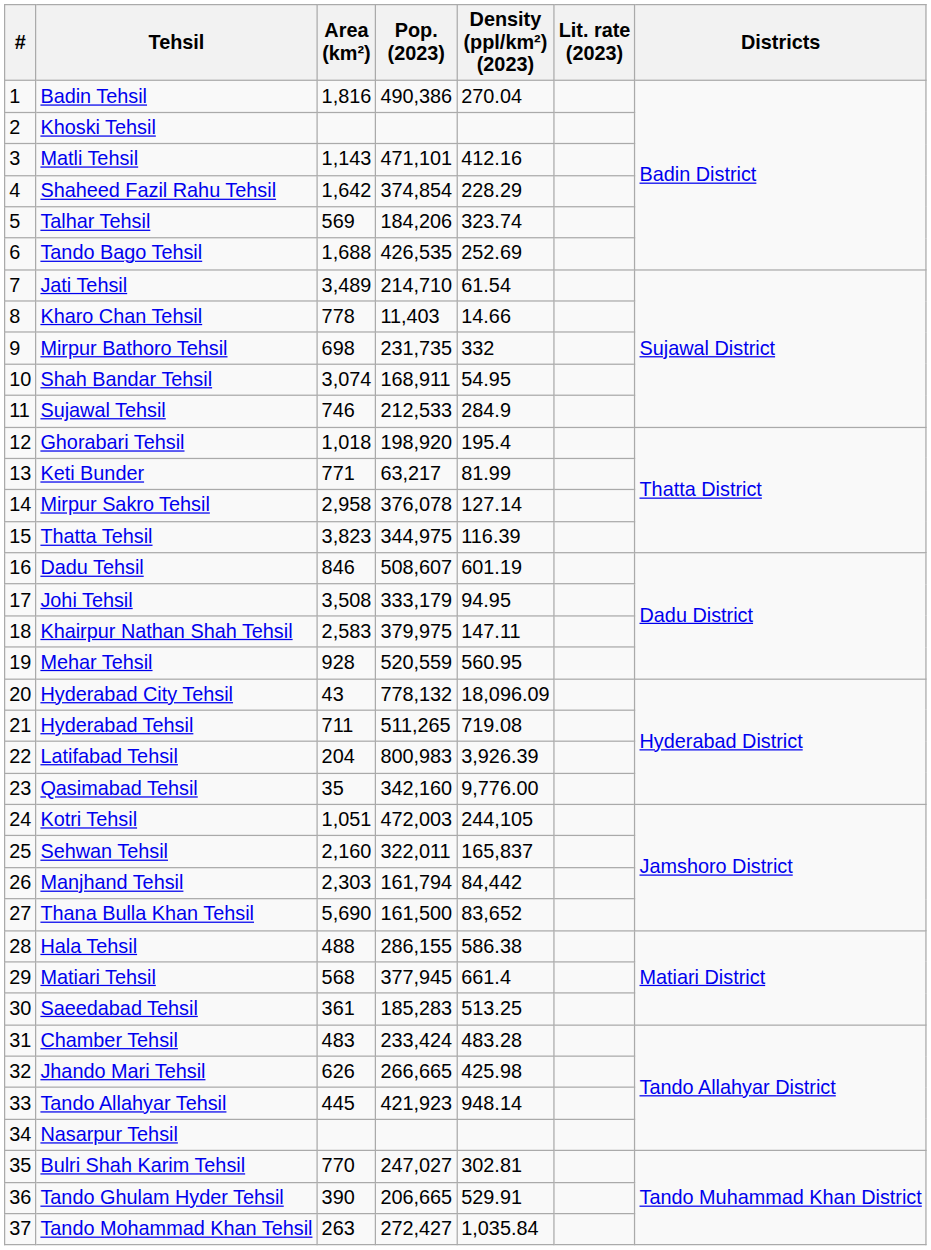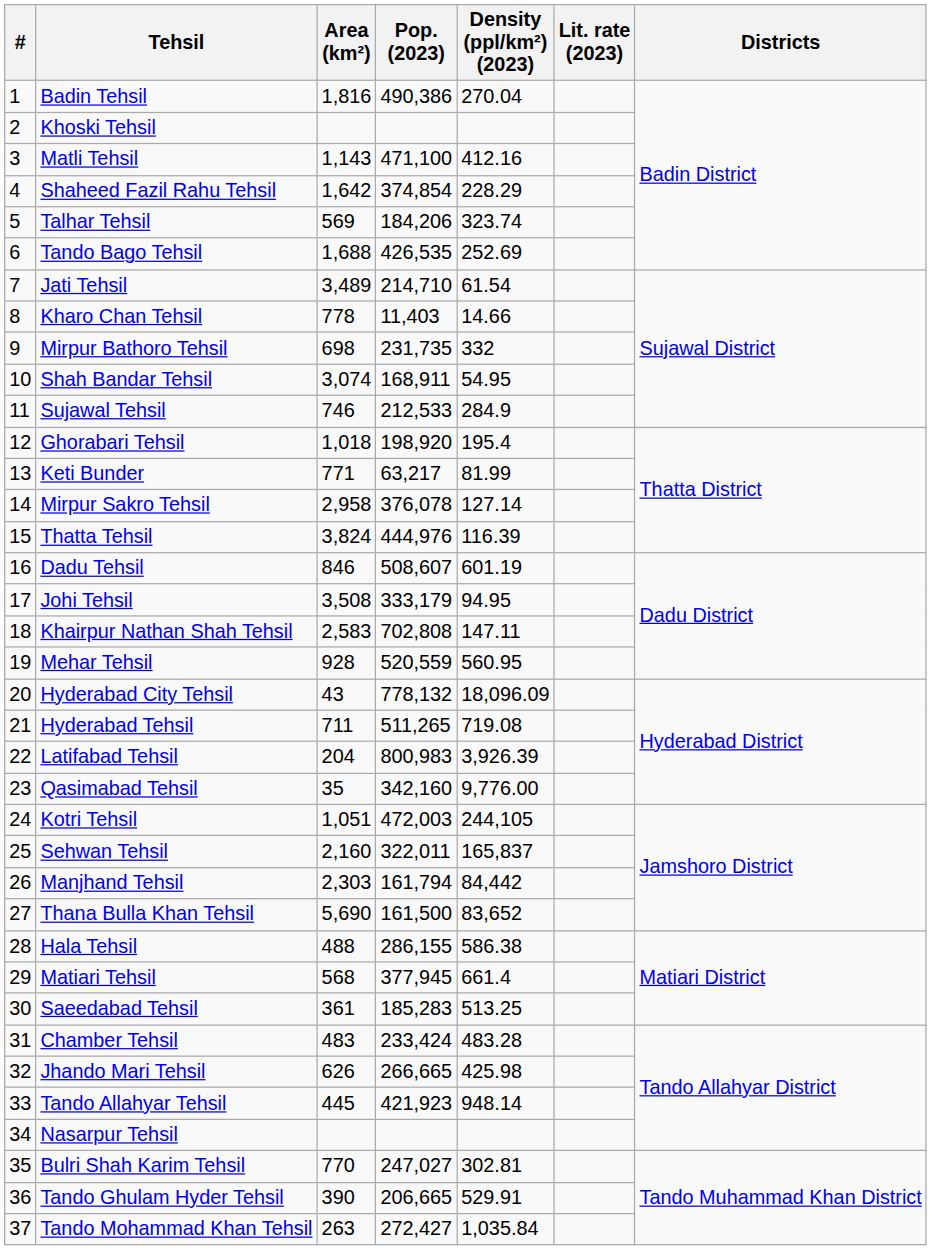(416, 159) 471,101 -> (416, 159) 471,100
(346, 536) 3,823 -> (346, 536) 3,824
(416, 536) 344,975 -> (416, 536) 444,976
(416, 631) 379,975 -> (416, 631) 702,808
